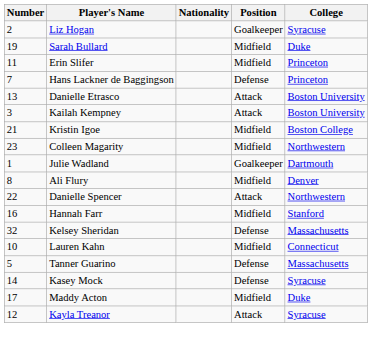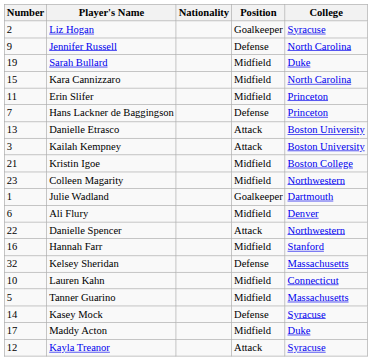+ row: (83, 46)
+ row: (85, 79)
(9, 180) 8 -> (9, 213) 6
(251, 264) Defense -> (252, 297) Midfield
